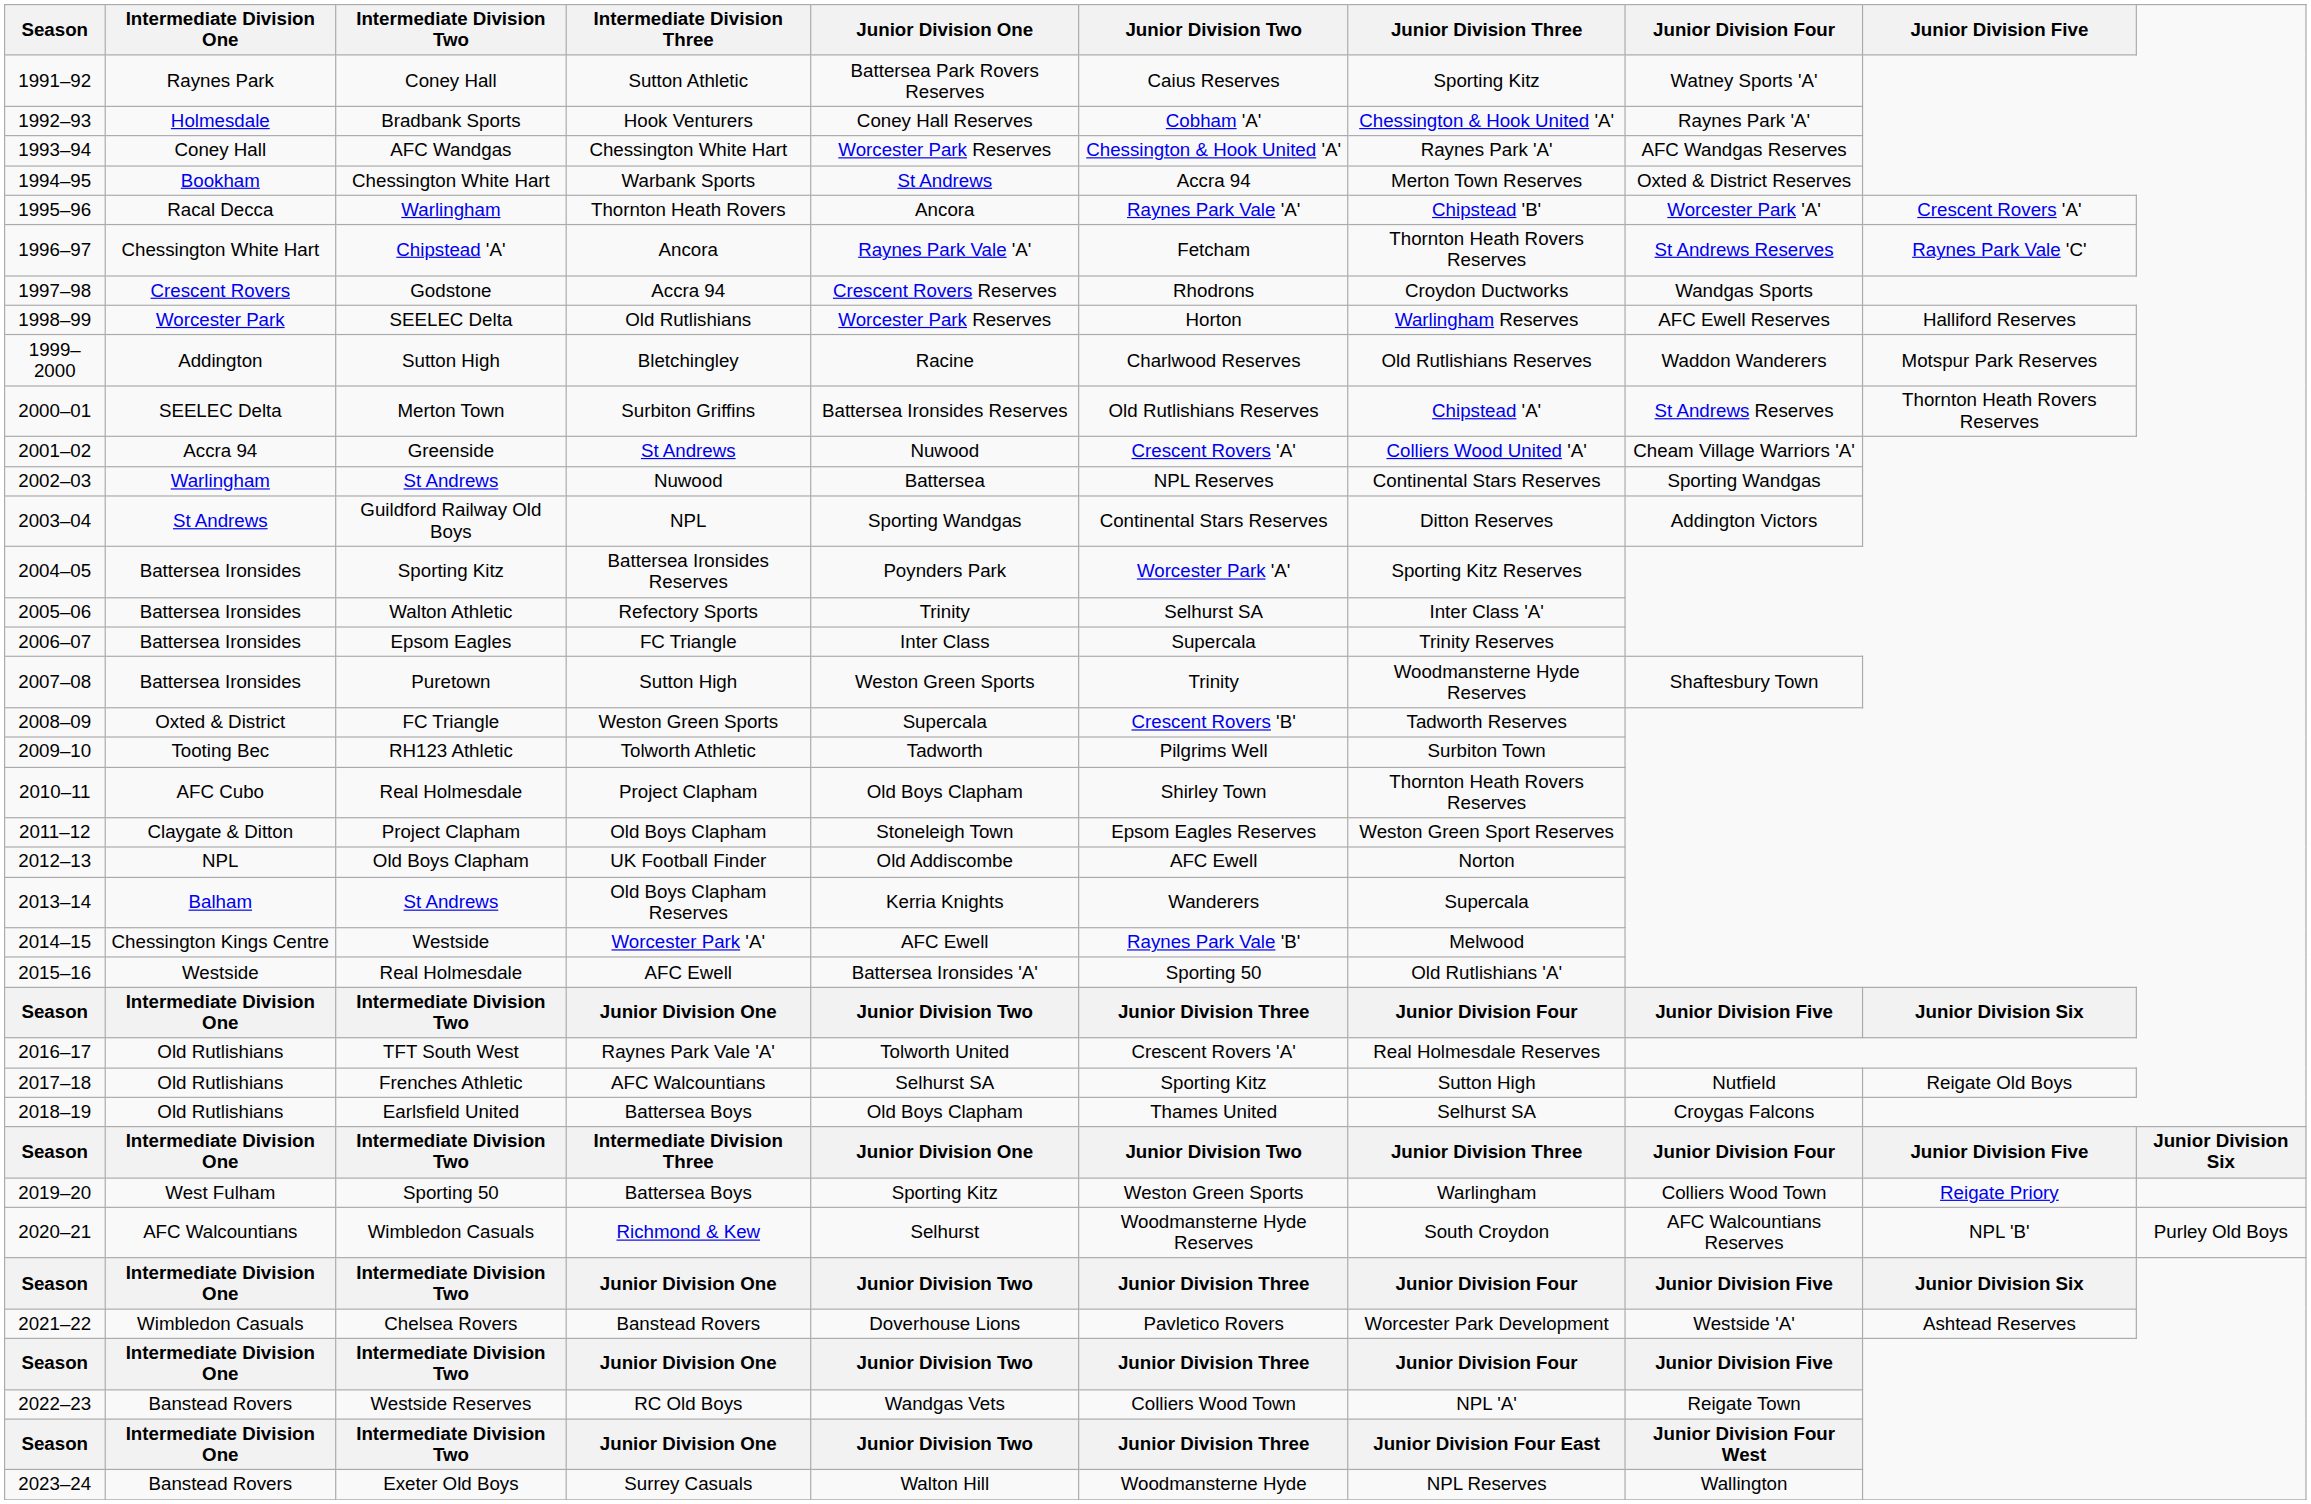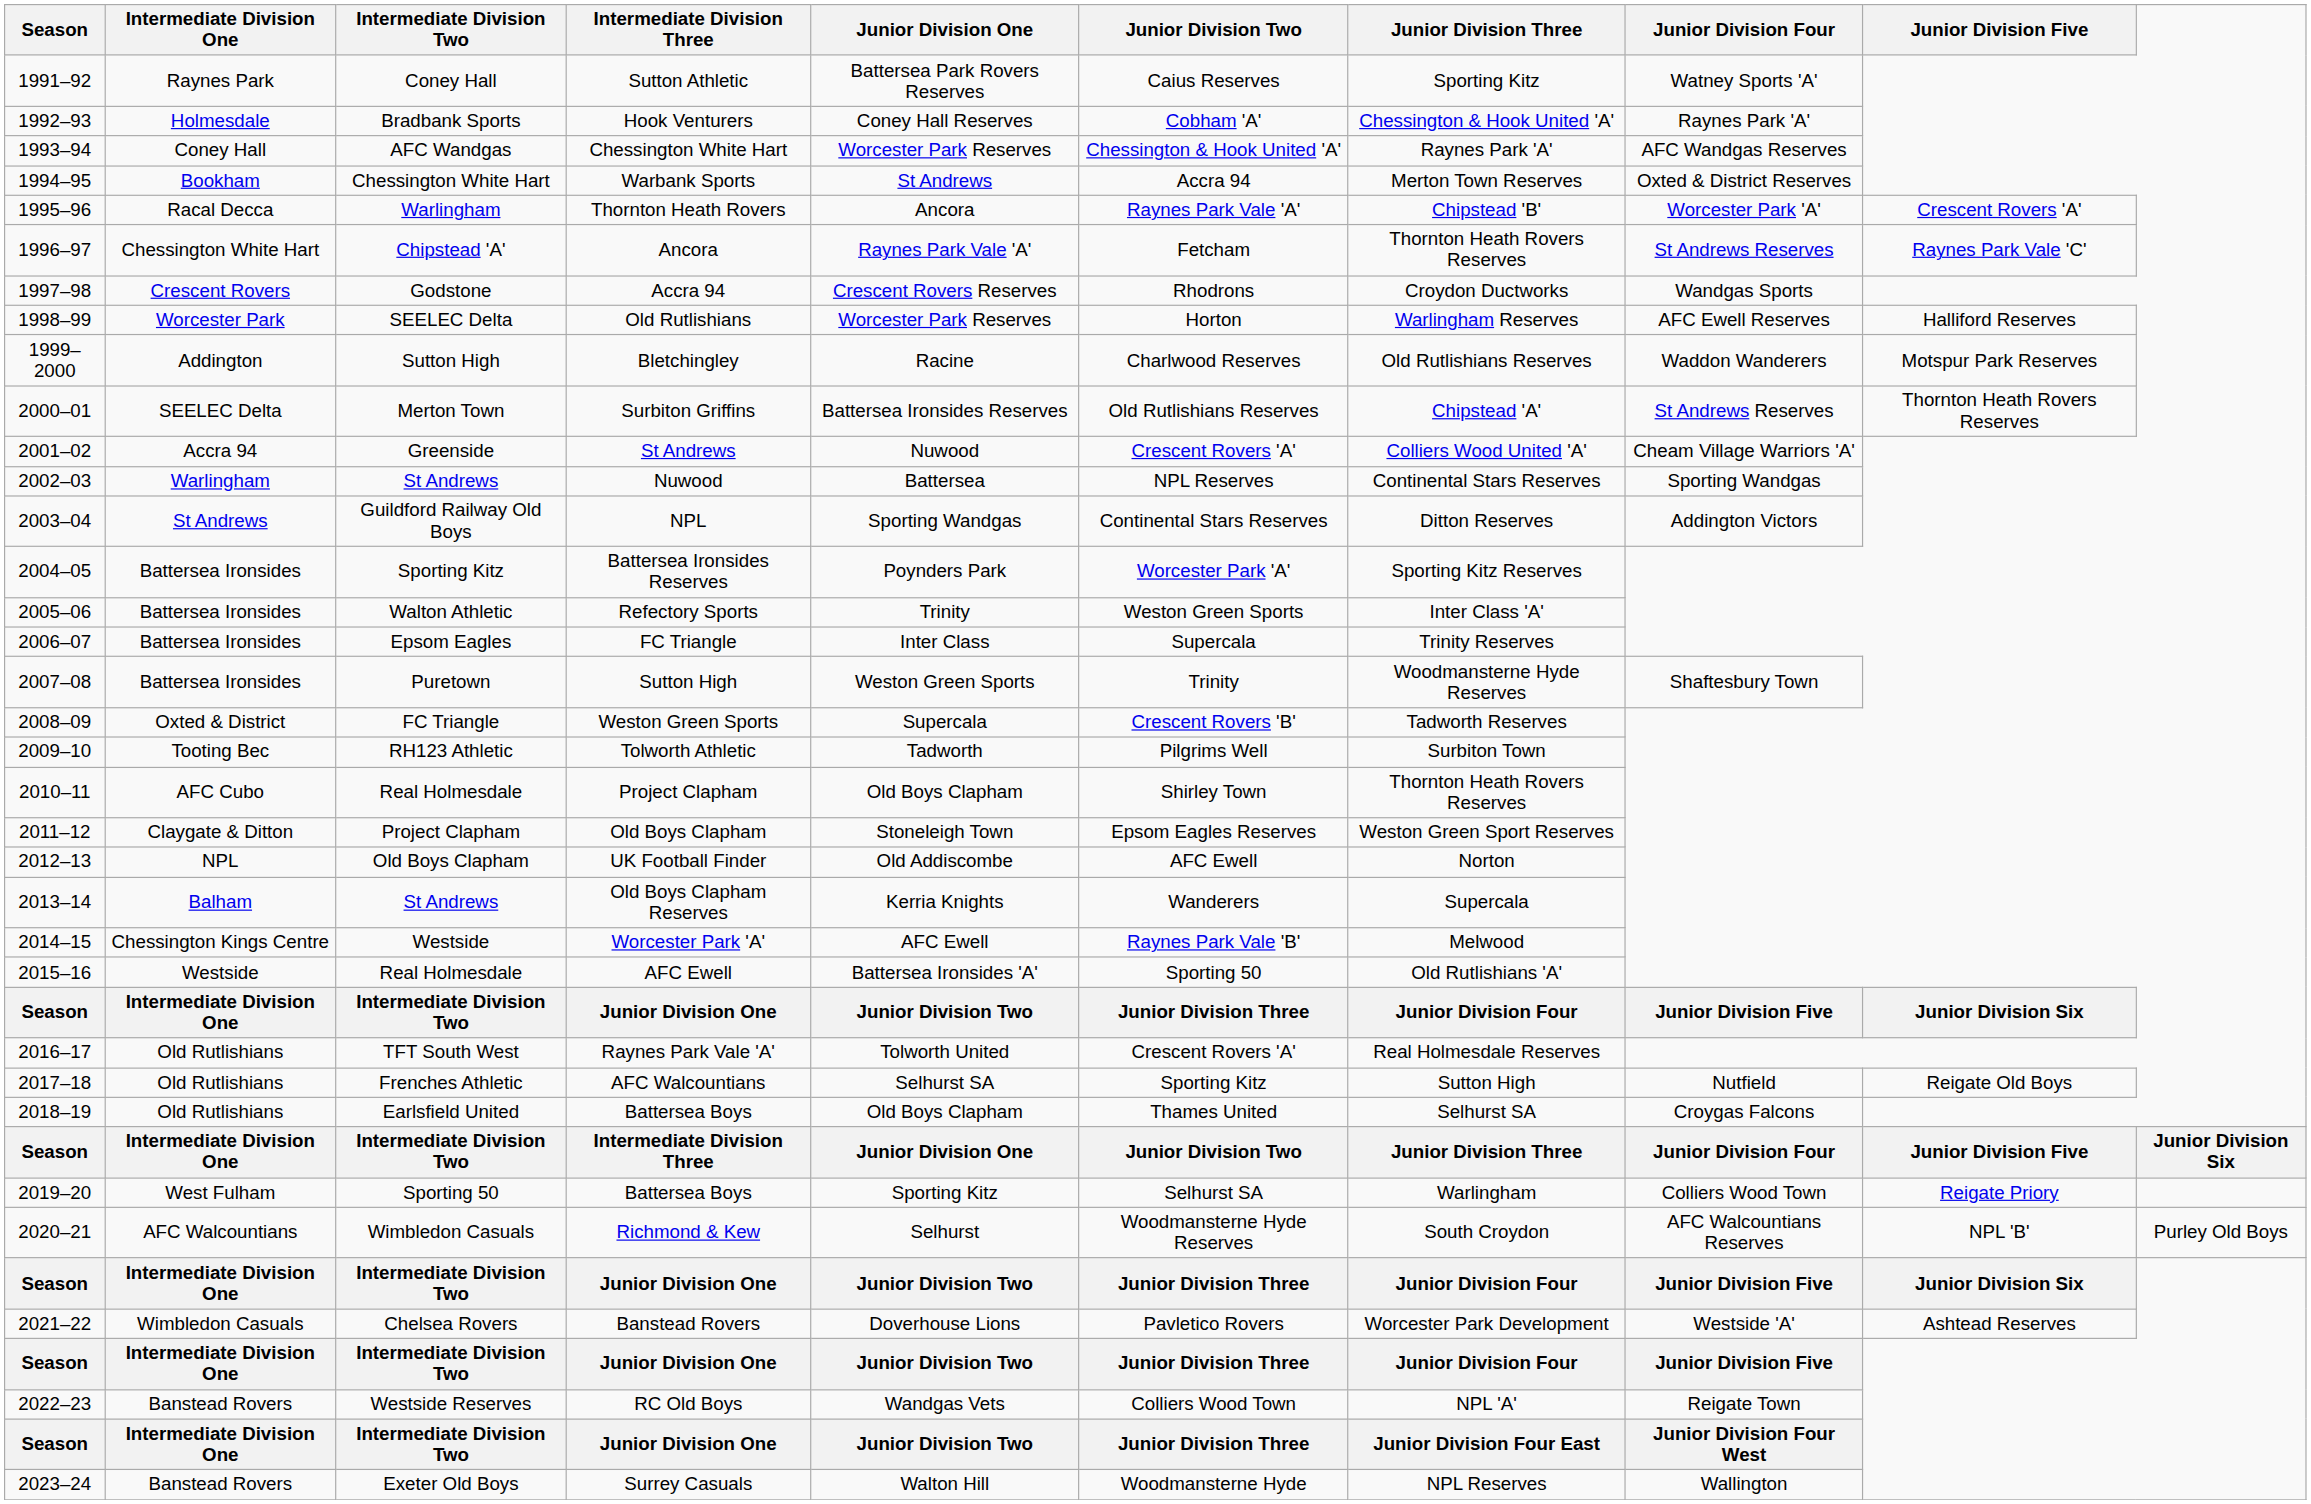(1214, 612) Selhurst SA -> (1214, 612) Weston Green Sports
(1214, 1192) Weston Green Sports -> (1214, 1192) Selhurst SA
